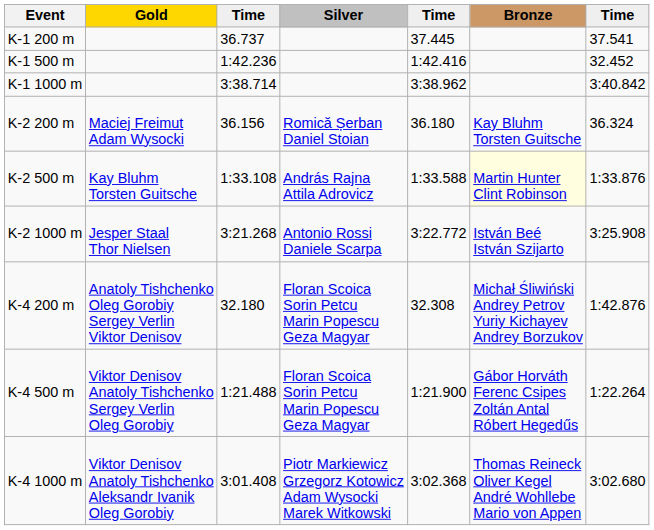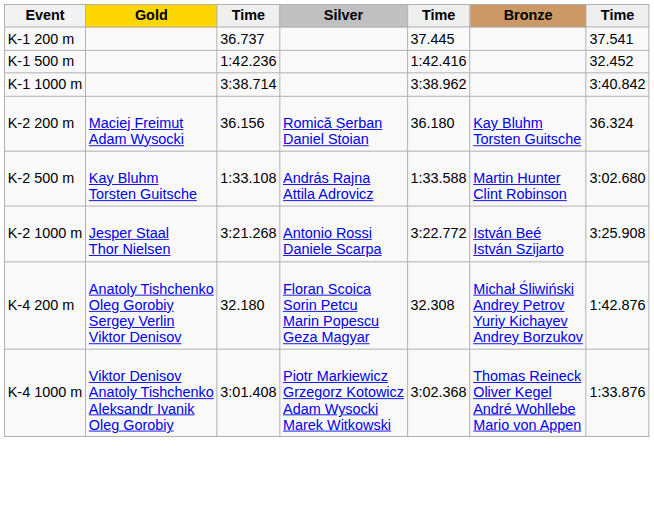(520, 186) lightyellow background -> (520, 186) no background
(618, 178) 1:33.876 -> (618, 178) 3:02.680
- row: (41, 393)
(618, 480) 3:02.680 -> (618, 393) 1:33.876
